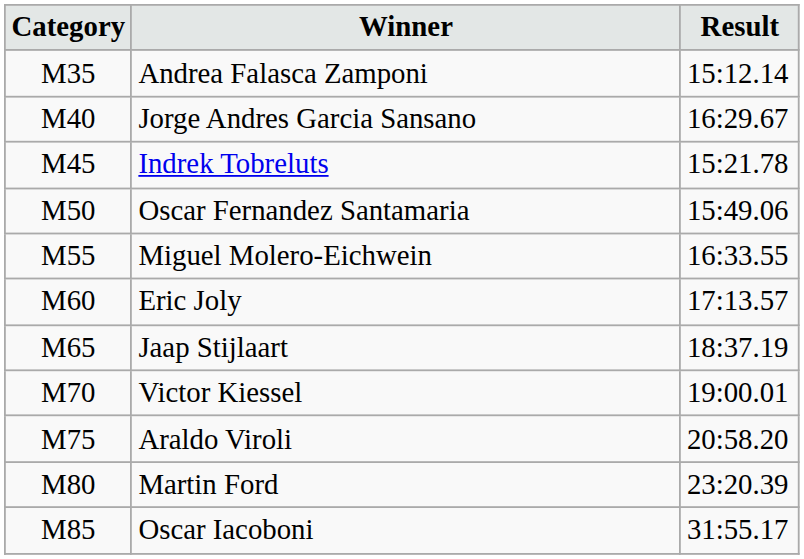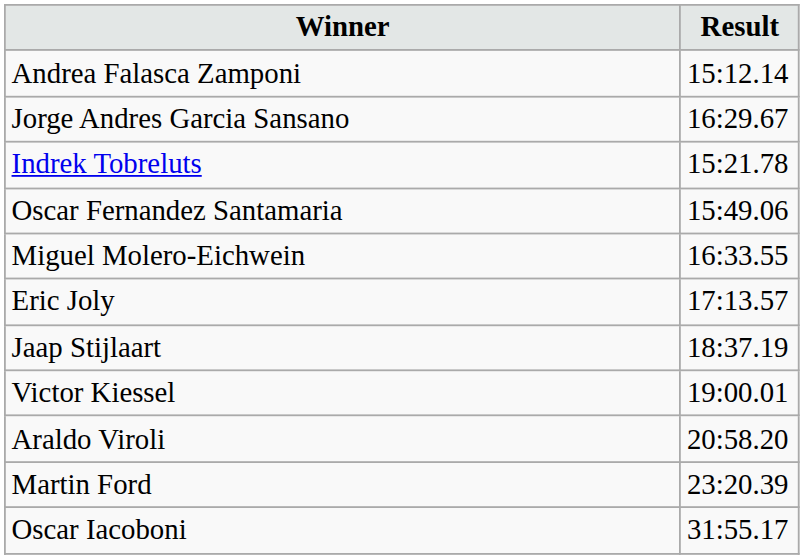- column: (68, 27)
